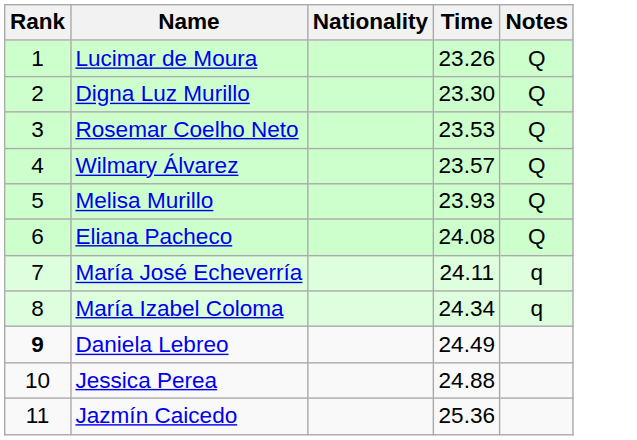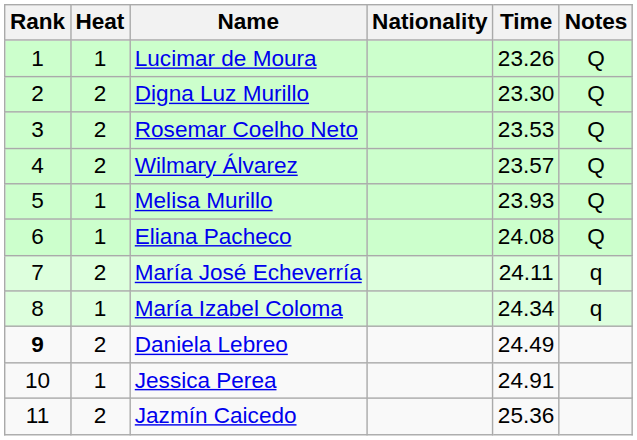+ column: (100, 22)
(467, 380) 24.88 -> (526, 380) 24.91
